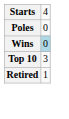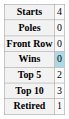+ row: (30, 43)
+ row: (30, 75)
